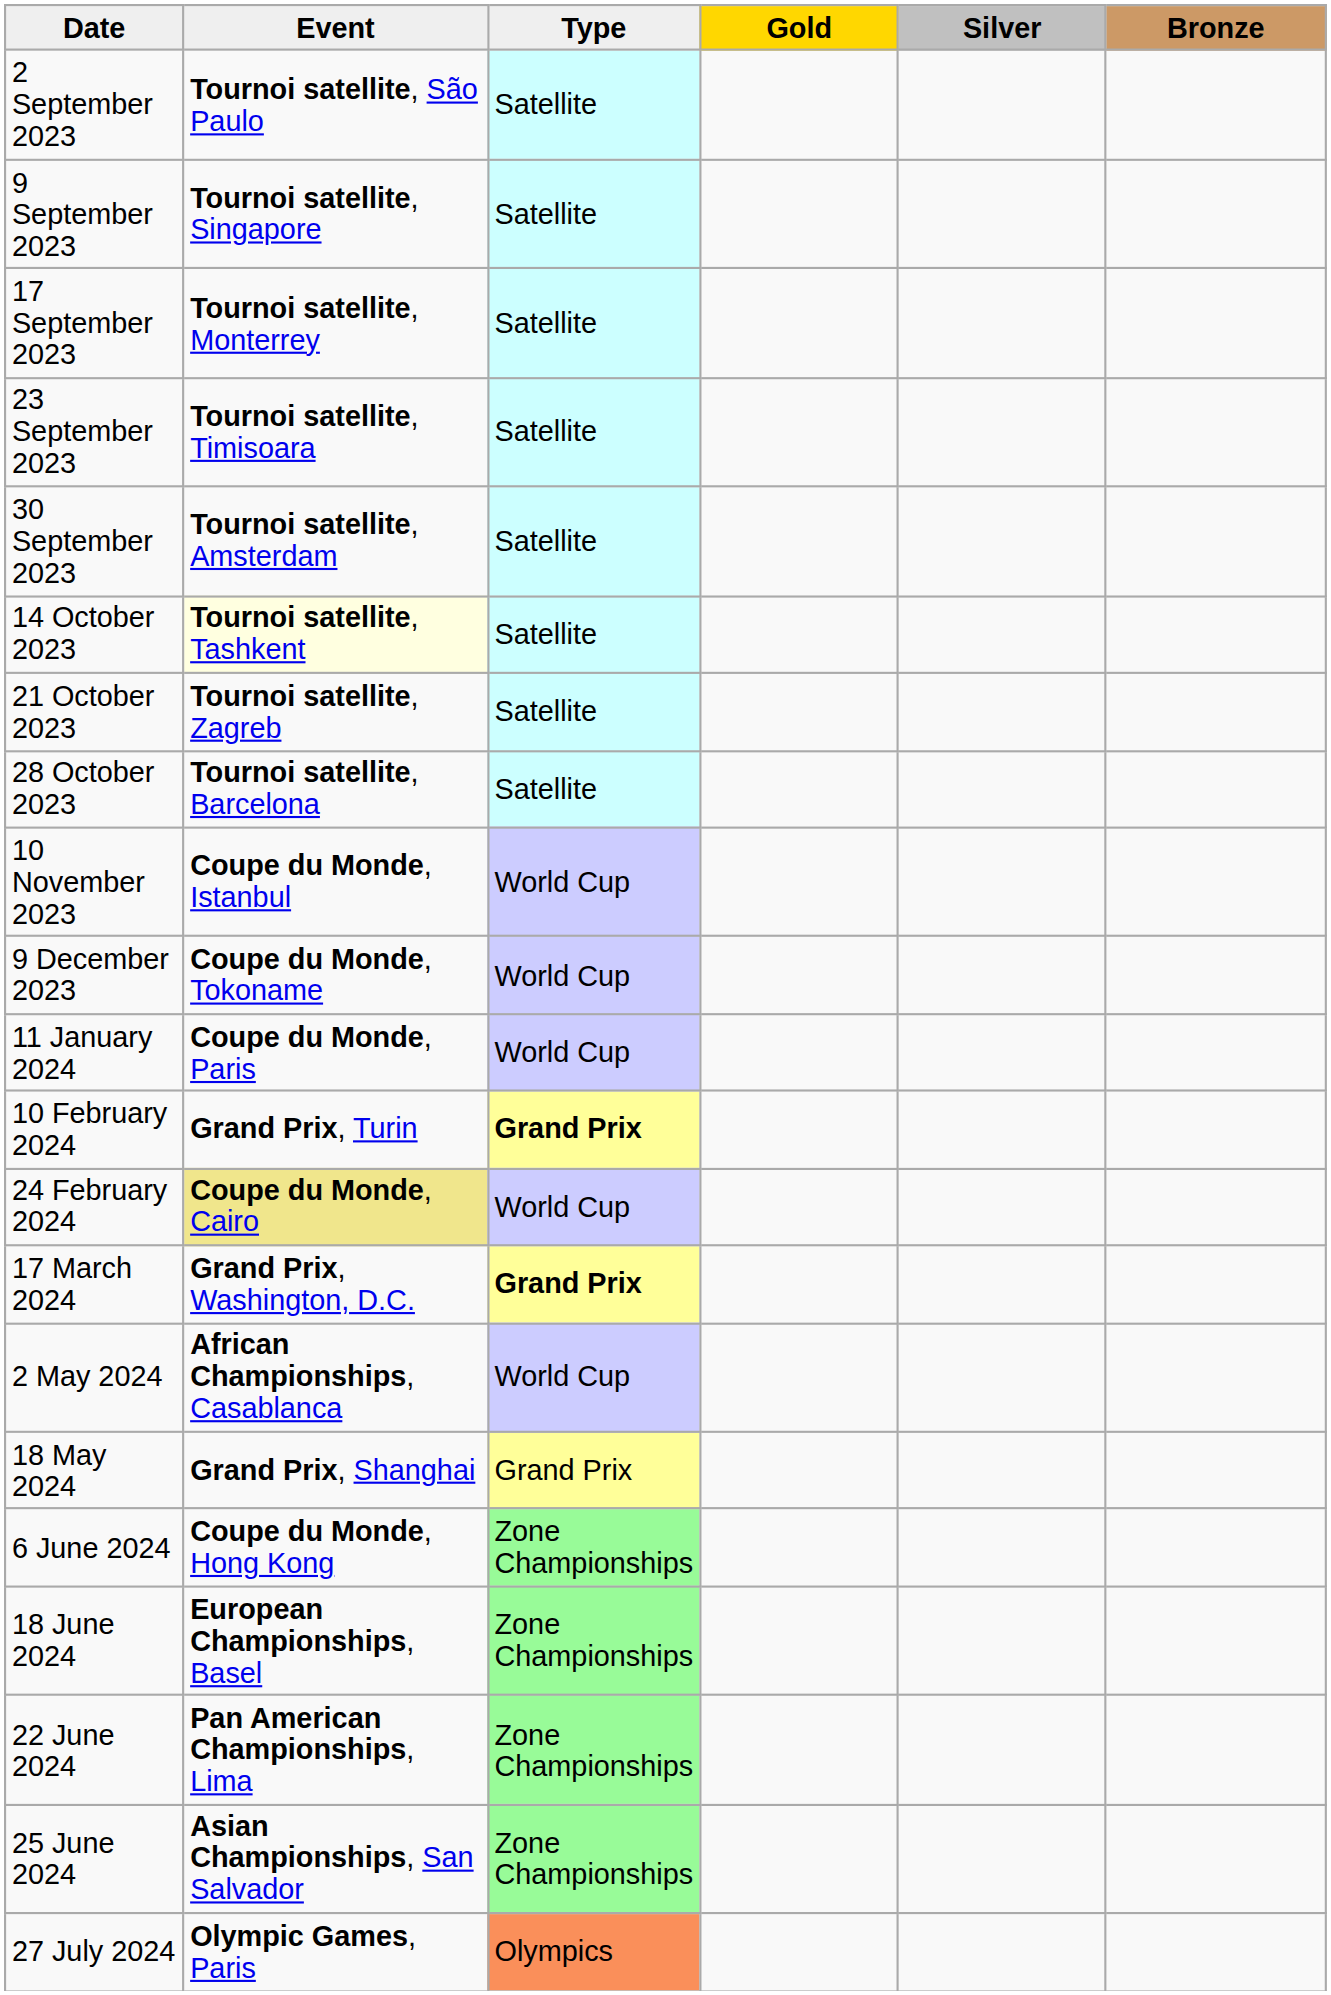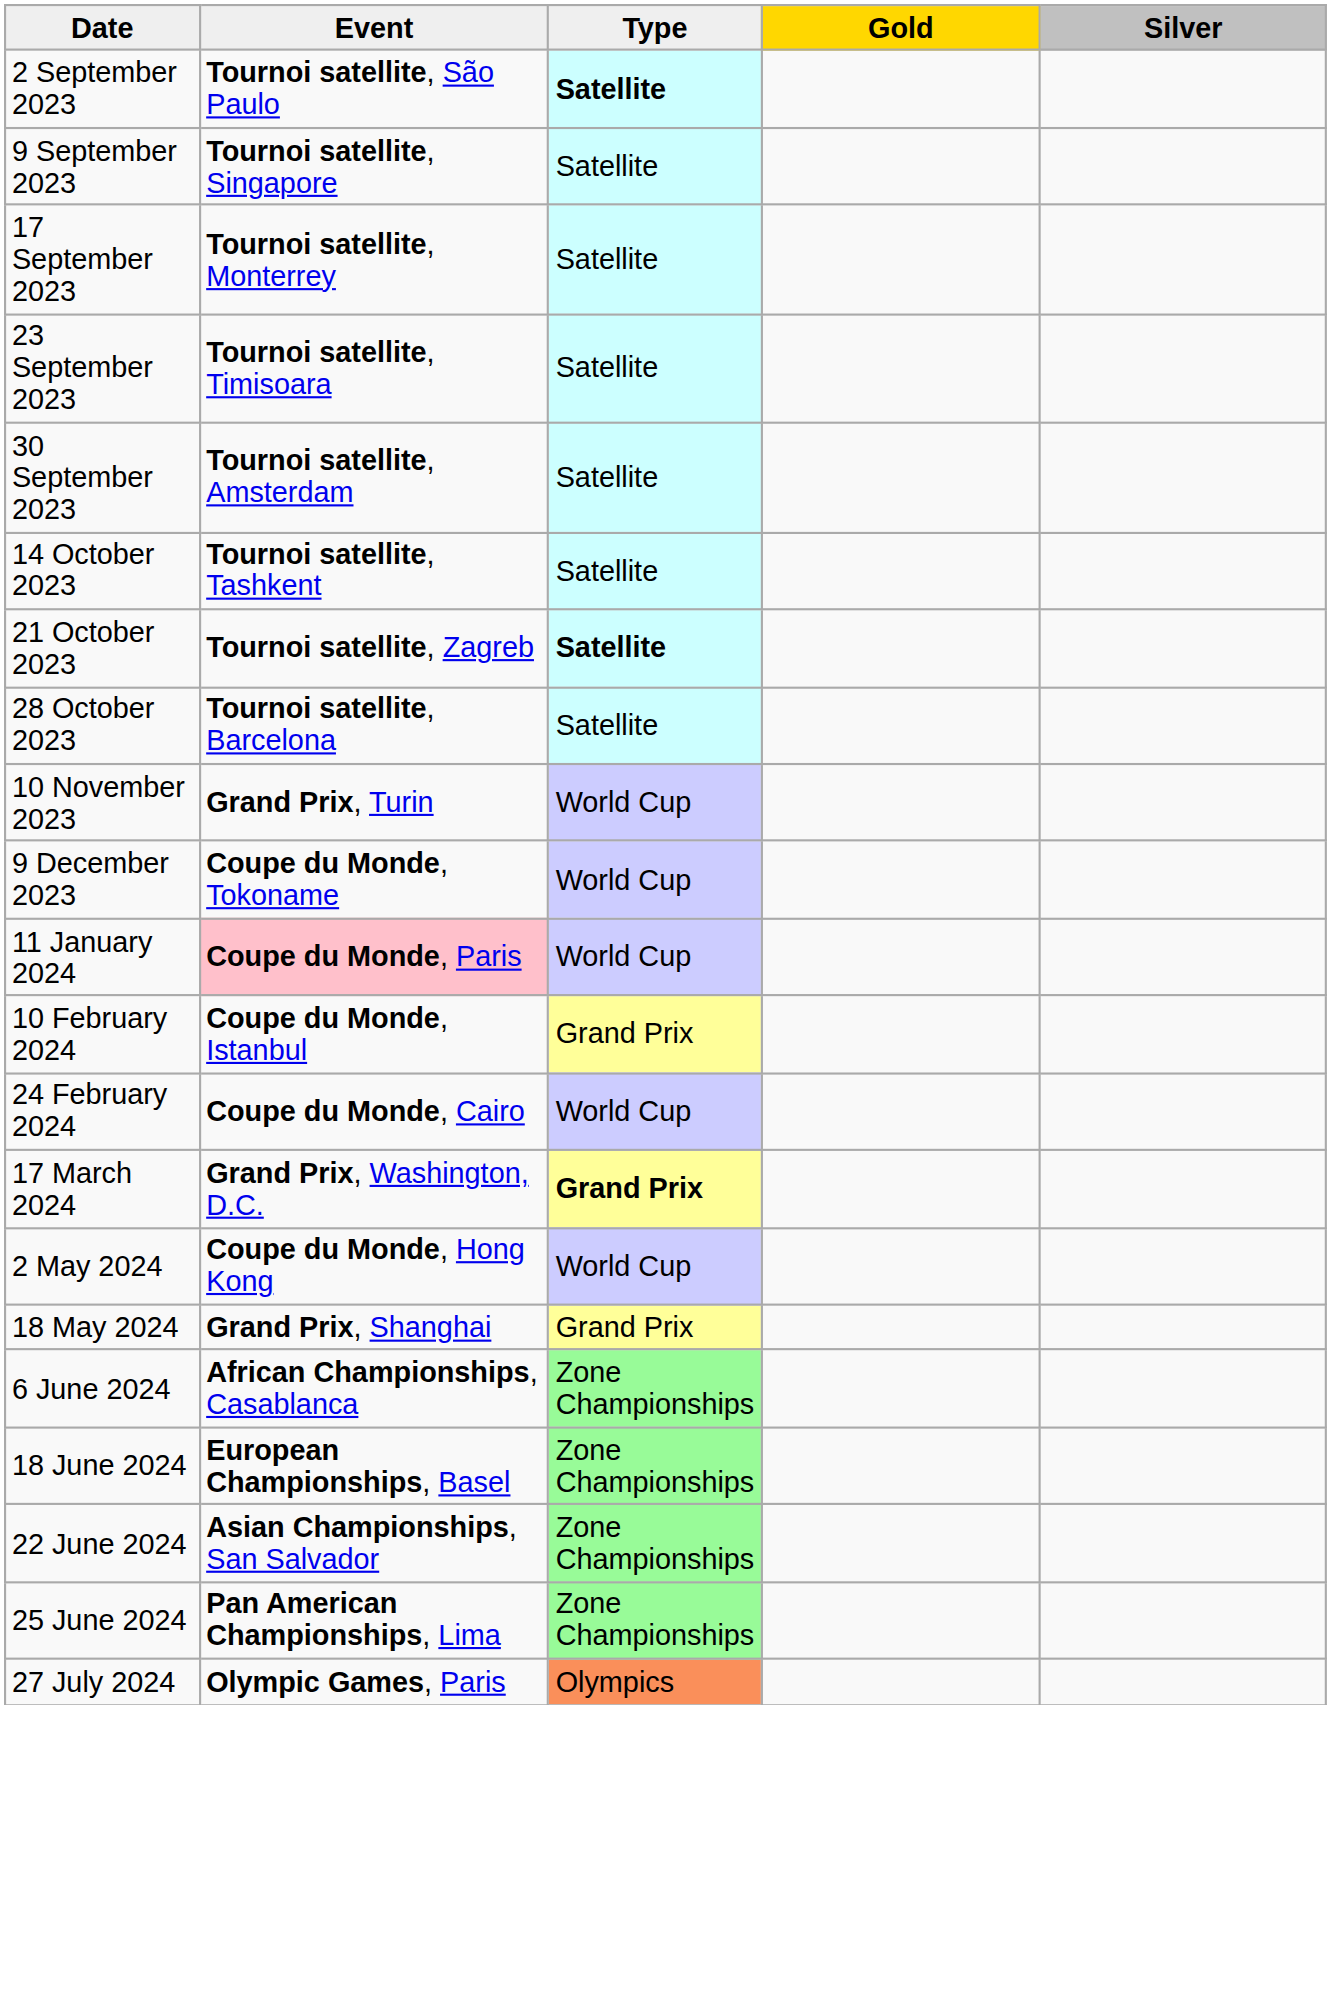- column: (1216, 27)
(546, 105) normal -> (611, 89) bold
(304, 634) lightyellow background -> (320, 570) no background
(546, 711) normal -> (611, 648) bold
(311, 882) Coupe du Monde, Istanbul -> (320, 802) Grand Prix, Turin
(311, 1052) no background -> (364, 957) pink background
(304, 1129) Grand Prix, Turin -> (327, 1034) Coupe du Monde, Istanbul
(568, 1129) bold -> (624, 1034) normal
(311, 1206) khaki background -> (365, 1111) no background
(302, 1377) African Championships, Casablanca -> (365, 1266) Coupe du Monde, Hong Kong
(311, 1547) Coupe du Monde, Hong Kong -> (372, 1388) African Championships, Casablanca
(302, 1749) Pan American Championships, Lima -> (362, 1543) Asian Championships, San Salvador
(332, 1859) Asian Championships, San Salvador -> (354, 1620) Pan American Championships, Lima
